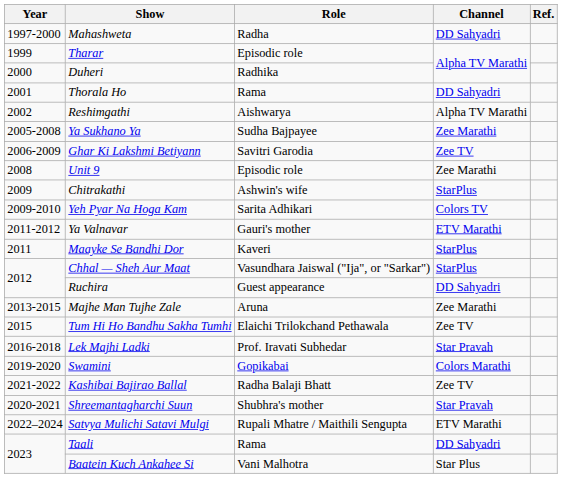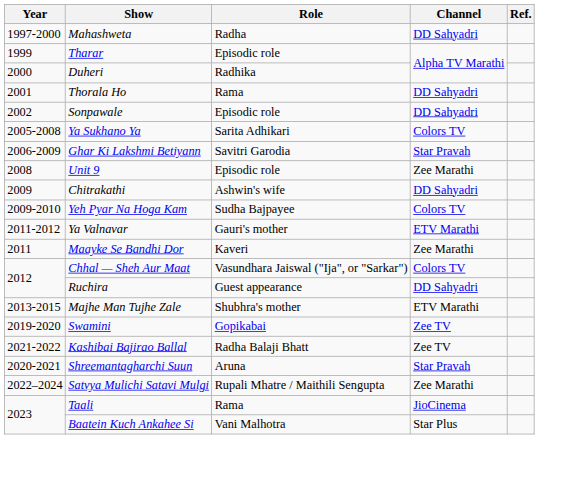- row: (99, 111)
+ row: (95, 111)
(277, 131) Sudha Bajpayee -> (252, 131) Sarita Adhikari
(466, 131) Zee Marathi -> (439, 131) Colors TV
(455, 151) Zee TV -> (442, 151) Star Pravah
(456, 190) StarPlus -> (446, 190) DD Sahyadri
(275, 209) Sarita Adhikari -> (255, 209) Sudha Bajpayee
(456, 248) StarPlus -> (443, 248) Zee Marathi
(456, 268) StarPlus -> (439, 268) Colors TV
(253, 307) Aruna -> (258, 307) Shubhra's mother
(466, 307) Zee Marathi -> (446, 307) ETV Marathi
- row: (150, 326)
- row: (109, 346)
(473, 365) Colors Marathi -> (432, 326) Zee TV
(280, 405) Shubhra's mother -> (230, 365) Aruna
(469, 424) ETV Marathi -> (443, 385) Zee Marathi
(468, 444) DD Sahyadri -> (440, 405) JioCinema
